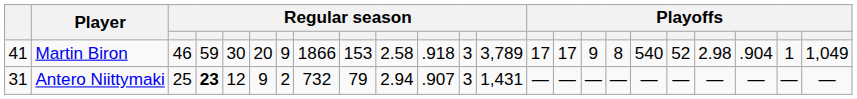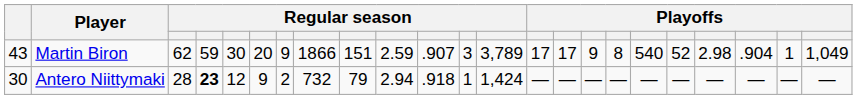(18, 53) 41 -> (18, 53) 43
(182, 53) 46 -> (182, 53) 62
(358, 53) 153 -> (358, 53) 151
(397, 53) 2.58 -> (397, 53) 2.59
(438, 53) .918 -> (438, 53) .907
(18, 80) 31 -> (18, 80) 30
(182, 80) 25 -> (182, 80) 28
(438, 80) .907 -> (438, 80) .918
(467, 80) 3 -> (467, 80) 1
(502, 80) 1,431 -> (502, 80) 1,424
